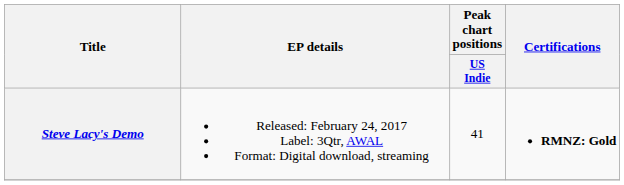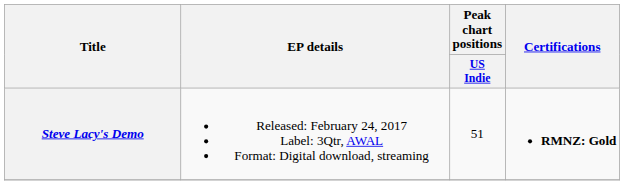(477, 133) 41 -> (477, 133) 51
